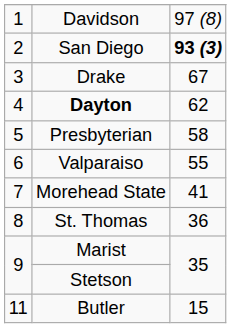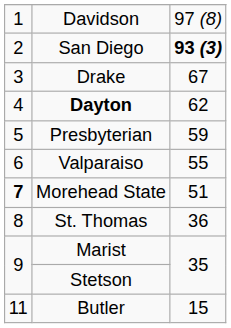(198, 134) 58 -> (198, 134) 59
(18, 192) normal -> (18, 192) bold
(198, 192) 41 -> (198, 192) 51
